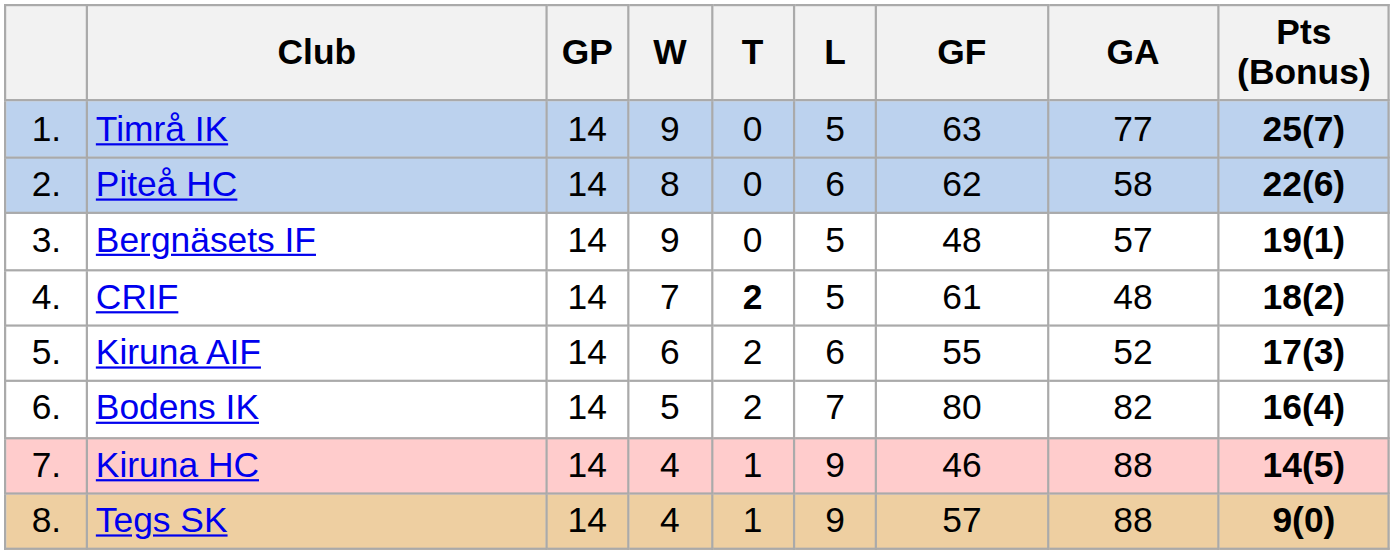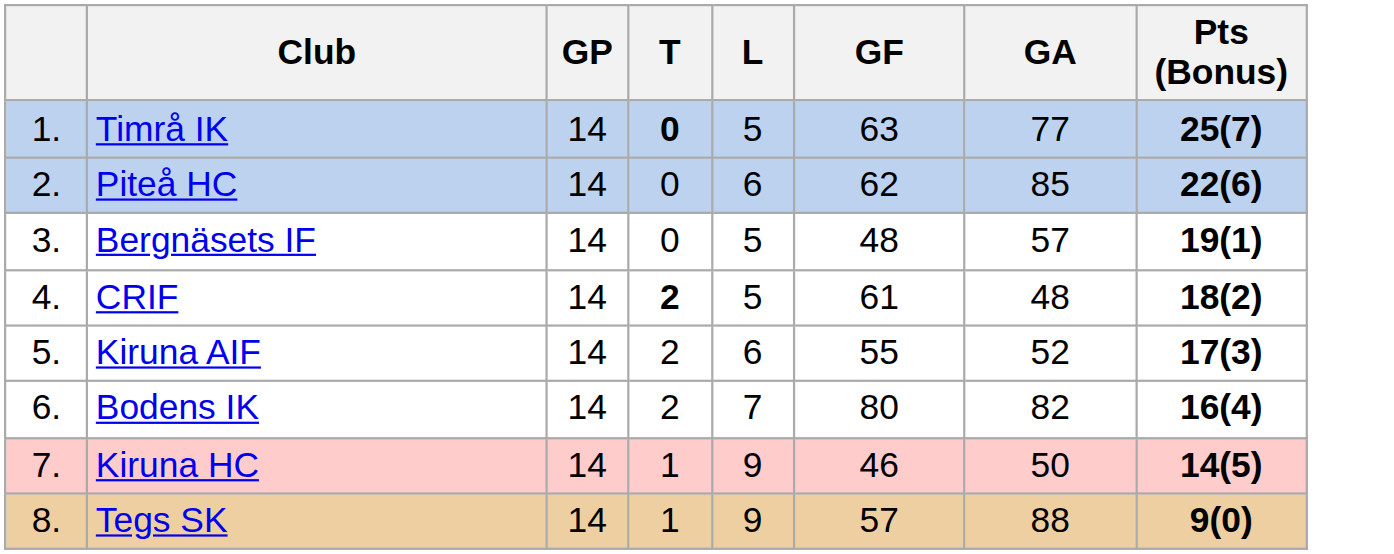- column: (670, 52)
(752, 128) normal -> (670, 128) bold
(1133, 184) 58 -> (1050, 184) 85
(1133, 464) 88 -> (1050, 464) 50
